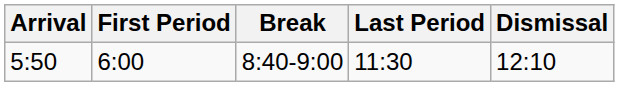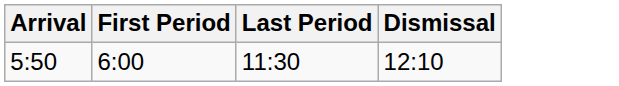- column: (293, 23)
